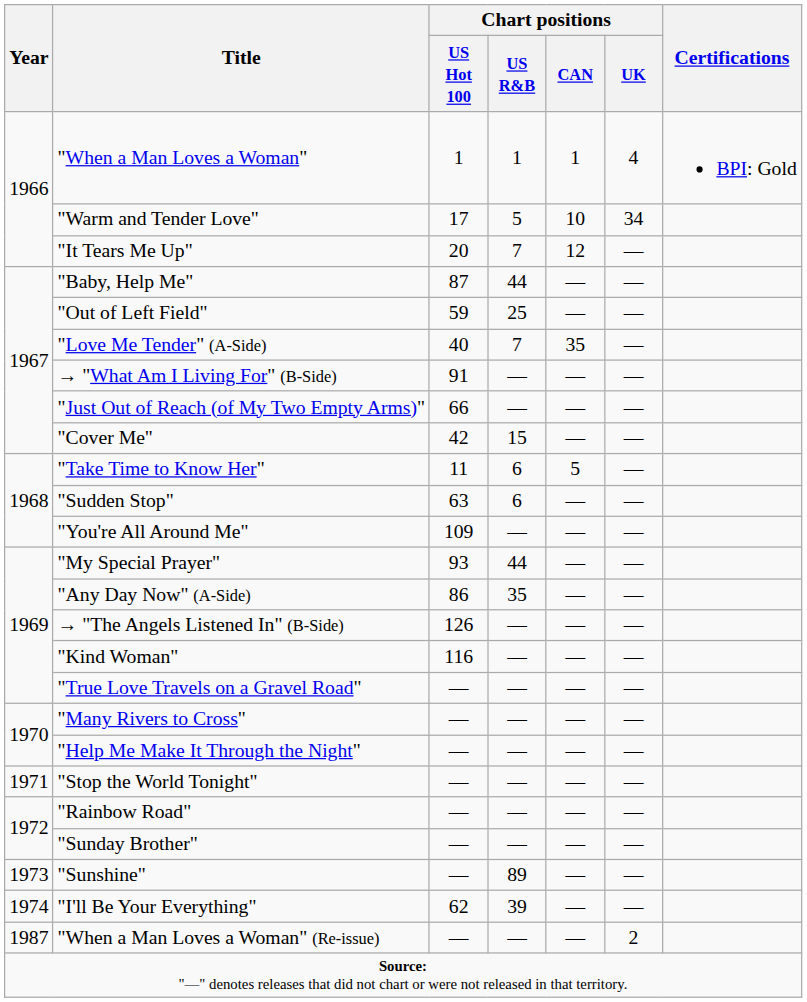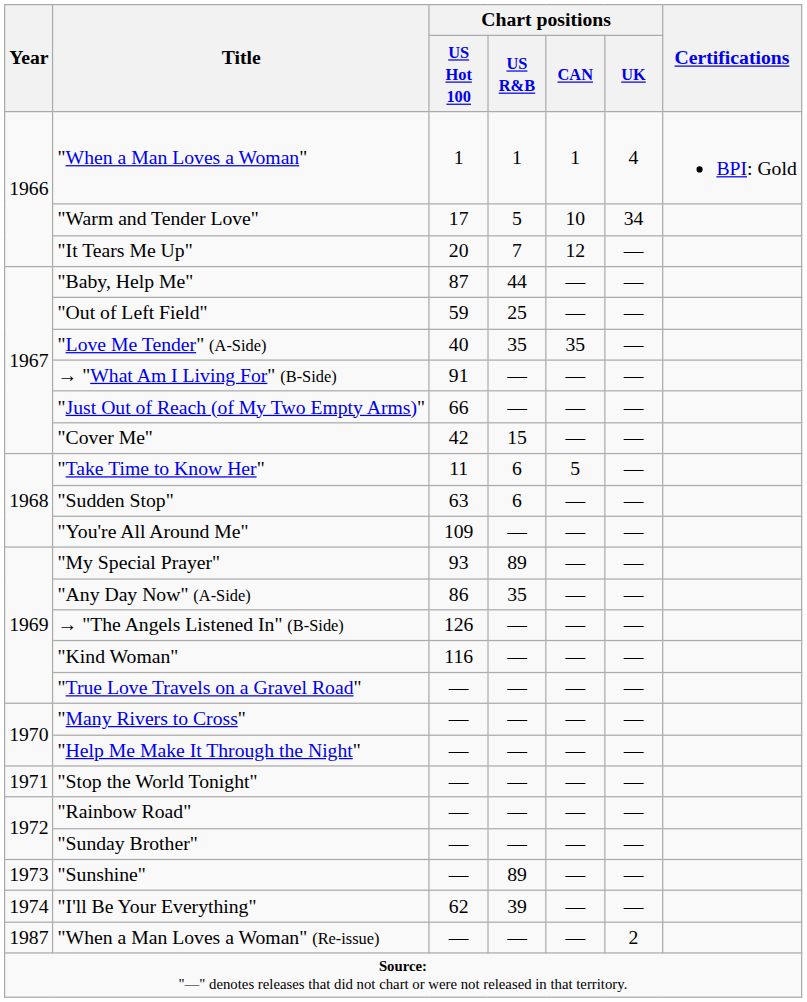(517, 344) 7 -> (517, 344) 35
(517, 562) 44 -> (517, 562) 89
